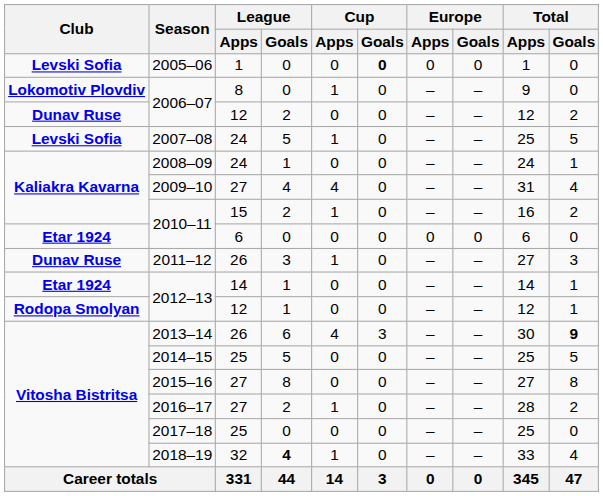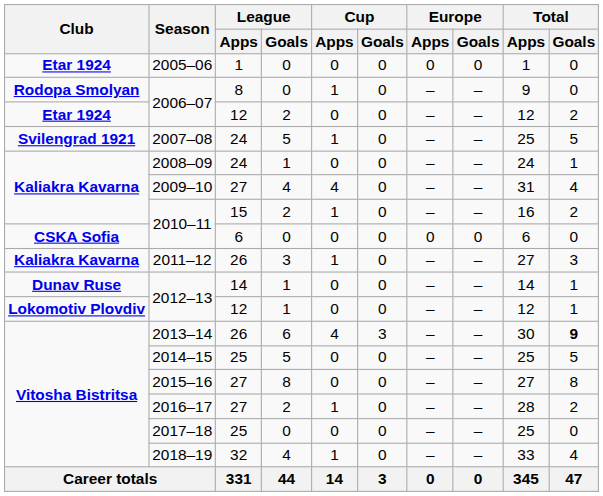(77, 66) Levski Sofia -> (77, 66) Etar 1924
(382, 66) bold -> (382, 66) normal
(77, 90) Lokomotiv Plovdiv -> (77, 90) Rodopa Smolyan
(77, 114) Dunav Ruse -> (77, 114) Etar 1924
(77, 139) Levski Sofia -> (77, 139) Svilengrad 1921
(77, 236) Etar 1924 -> (77, 236) CSKA Sofia
(77, 261) Dunav Ruse -> (77, 261) Kaliakra Kavarna
(77, 285) Etar 1924 -> (77, 285) Dunav Ruse
(77, 309) Rodopa Smolyan -> (77, 309) Lokomotiv Plovdiv
(287, 455) bold -> (287, 455) normal
